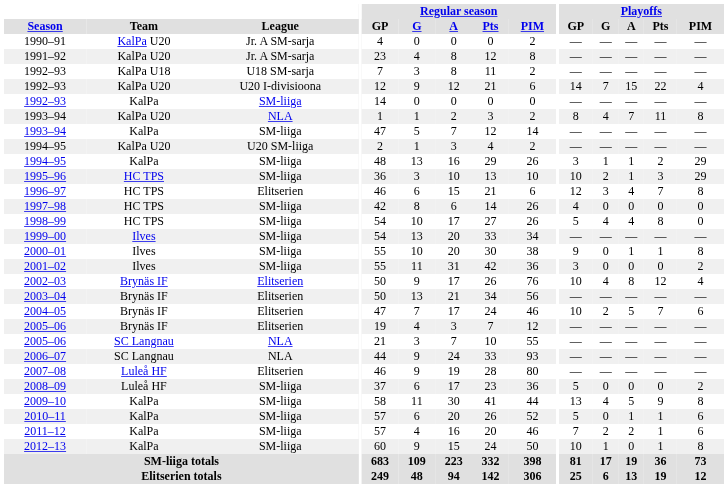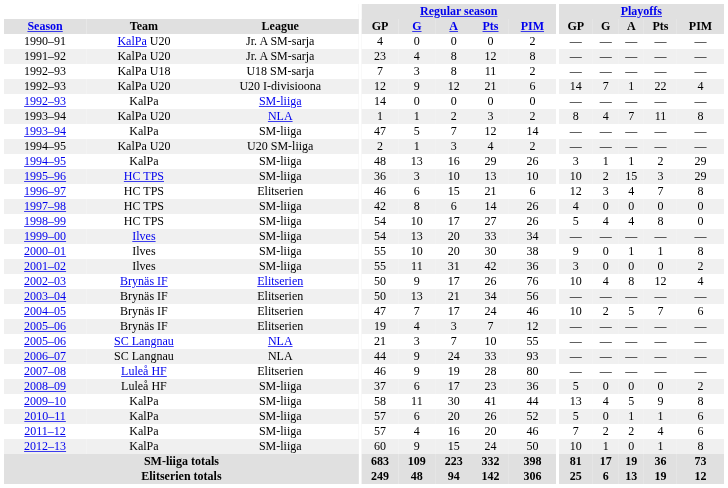(631, 86) 15 -> (631, 86) 1
(631, 176) 1 -> (631, 176) 15
(660, 431) 1 -> (660, 431) 4
